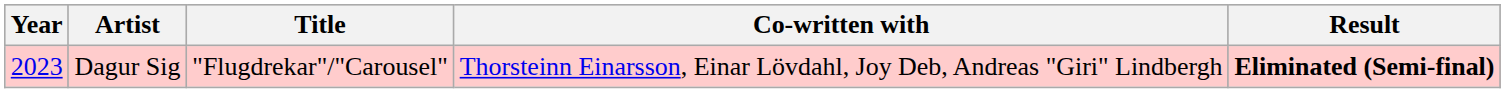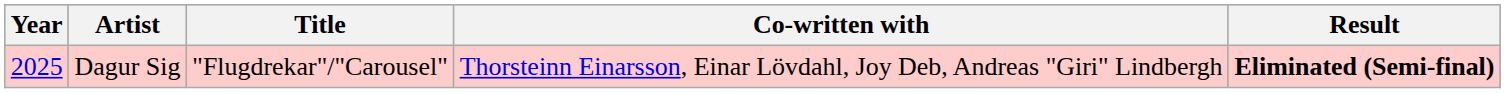(37, 66) 2023 -> (37, 66) 2025
